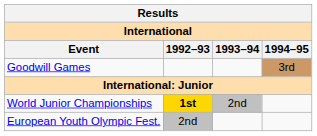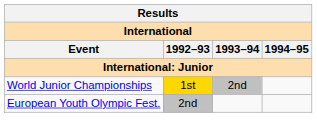- row: (49, 67)
(188, 103) bold -> (188, 85) normal
